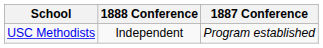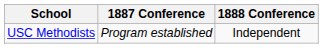columns swapped: (259, 14) <-> (149, 14)
